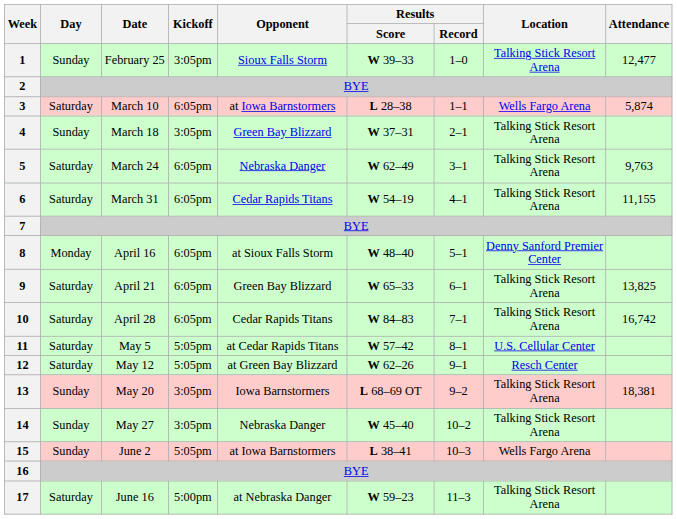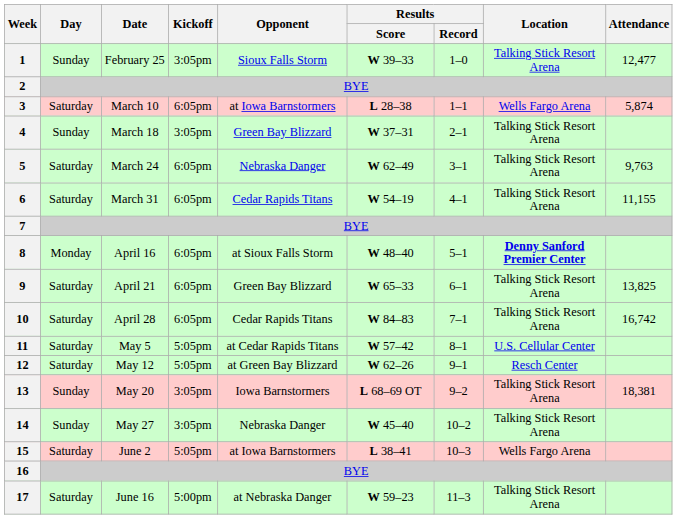(545, 252) normal -> (545, 252) bold
(71, 451) Sunday -> (71, 451) Saturday
